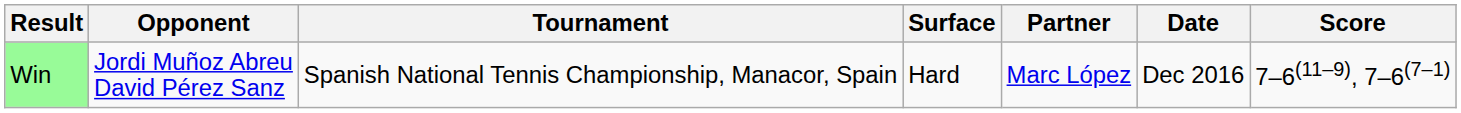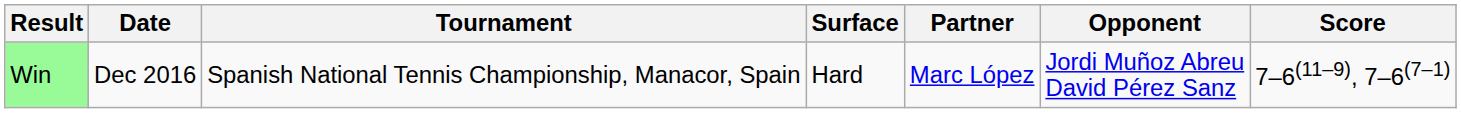columns swapped: (1193, 23) <-> (193, 23)
